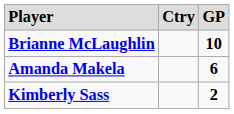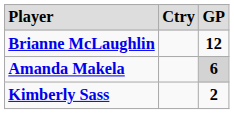(214, 43) 10 -> (214, 43) 12
(214, 69) no background -> (214, 69) lightgrey background
